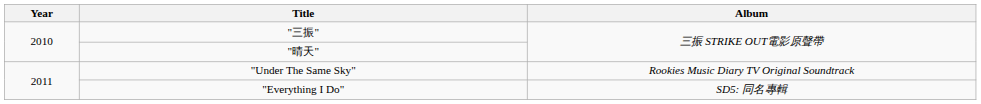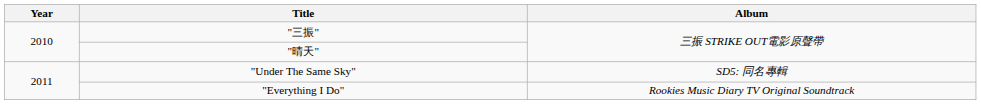(752, 70) Rookies Music Diary TV Original Soundtrack -> (752, 71) SD5: 同名專輯
(752, 89) SD5: 同名專輯 -> (752, 90) Rookies Music Diary TV Original Soundtrack
